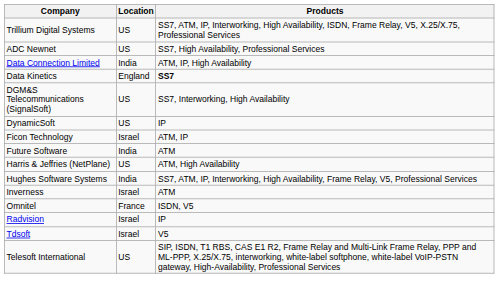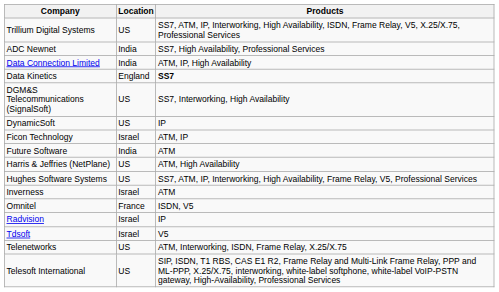(124, 48) US -> (127, 48) India
(127, 178) India -> (124, 178) US
+ row: (31, 247)
